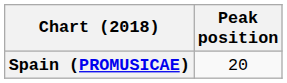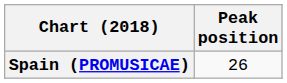(238, 65) 20 -> (238, 65) 26
